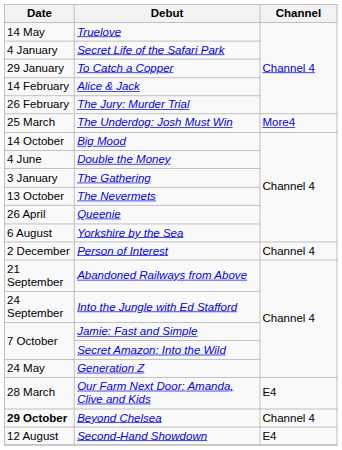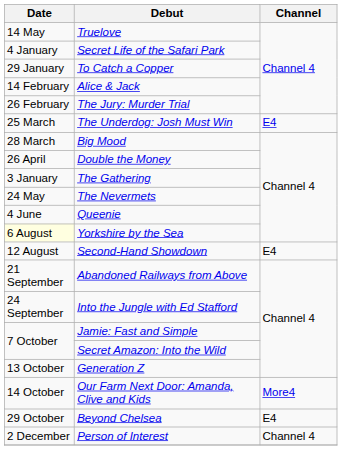(279, 123) More4 -> (269, 123) E4
(36, 141) 14 October -> (31, 141) 28 March
(24, 159) 4 June -> (26, 159) 26 April
(36, 196) 13 October -> (26, 196) 24 May
(26, 214) 26 April -> (24, 214) 4 June
(29, 232) no background -> (29, 232) lightyellow background
rows swapped: (142, 436) <-> (123, 251)
(26, 368) 24 May -> (36, 368) 13 October
(31, 393) 28 March -> (36, 393) 14 October
(269, 393) E4 -> (279, 393) More4
(37, 417) bold -> (36, 417) normal
(289, 417) Channel 4 -> (269, 417) E4
